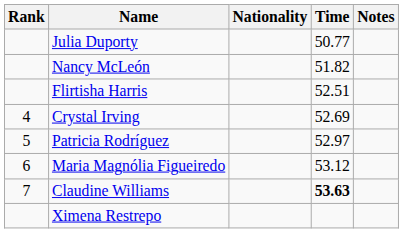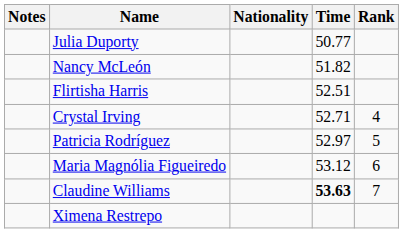columns swapped: (26, 16) <-> (376, 16)
(332, 116) 52.69 -> (333, 116) 52.71
